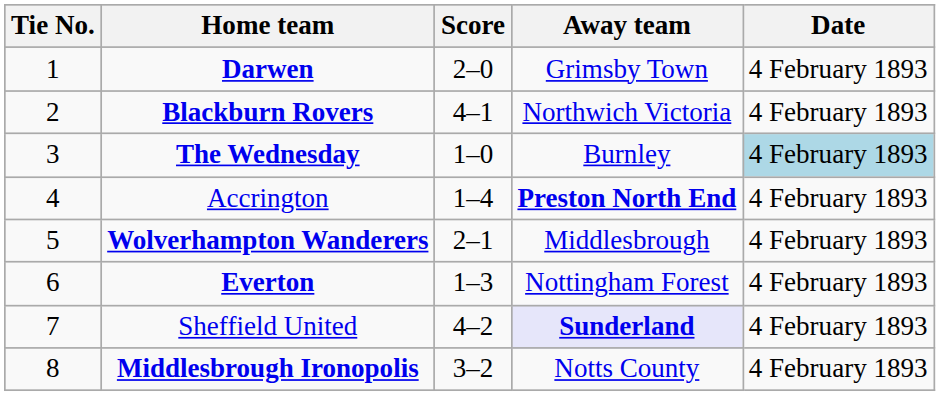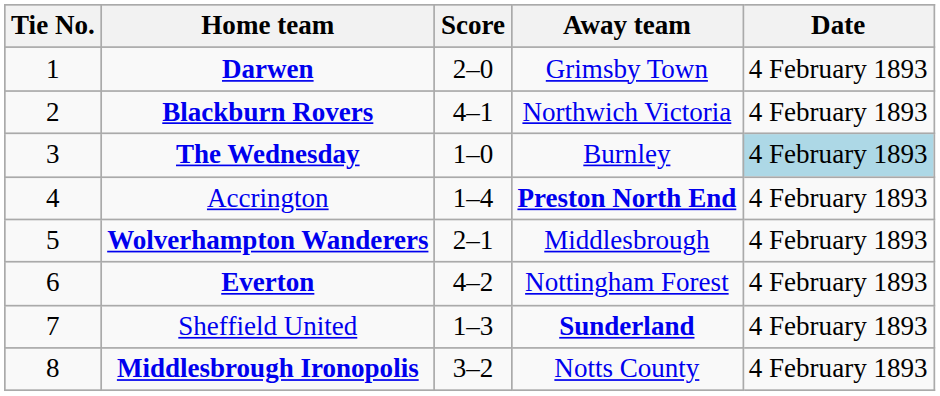(473, 283) 1–3 -> (473, 283) 4–2
(473, 326) 4–2 -> (473, 326) 1–3
(627, 326) lavender background -> (627, 326) no background
